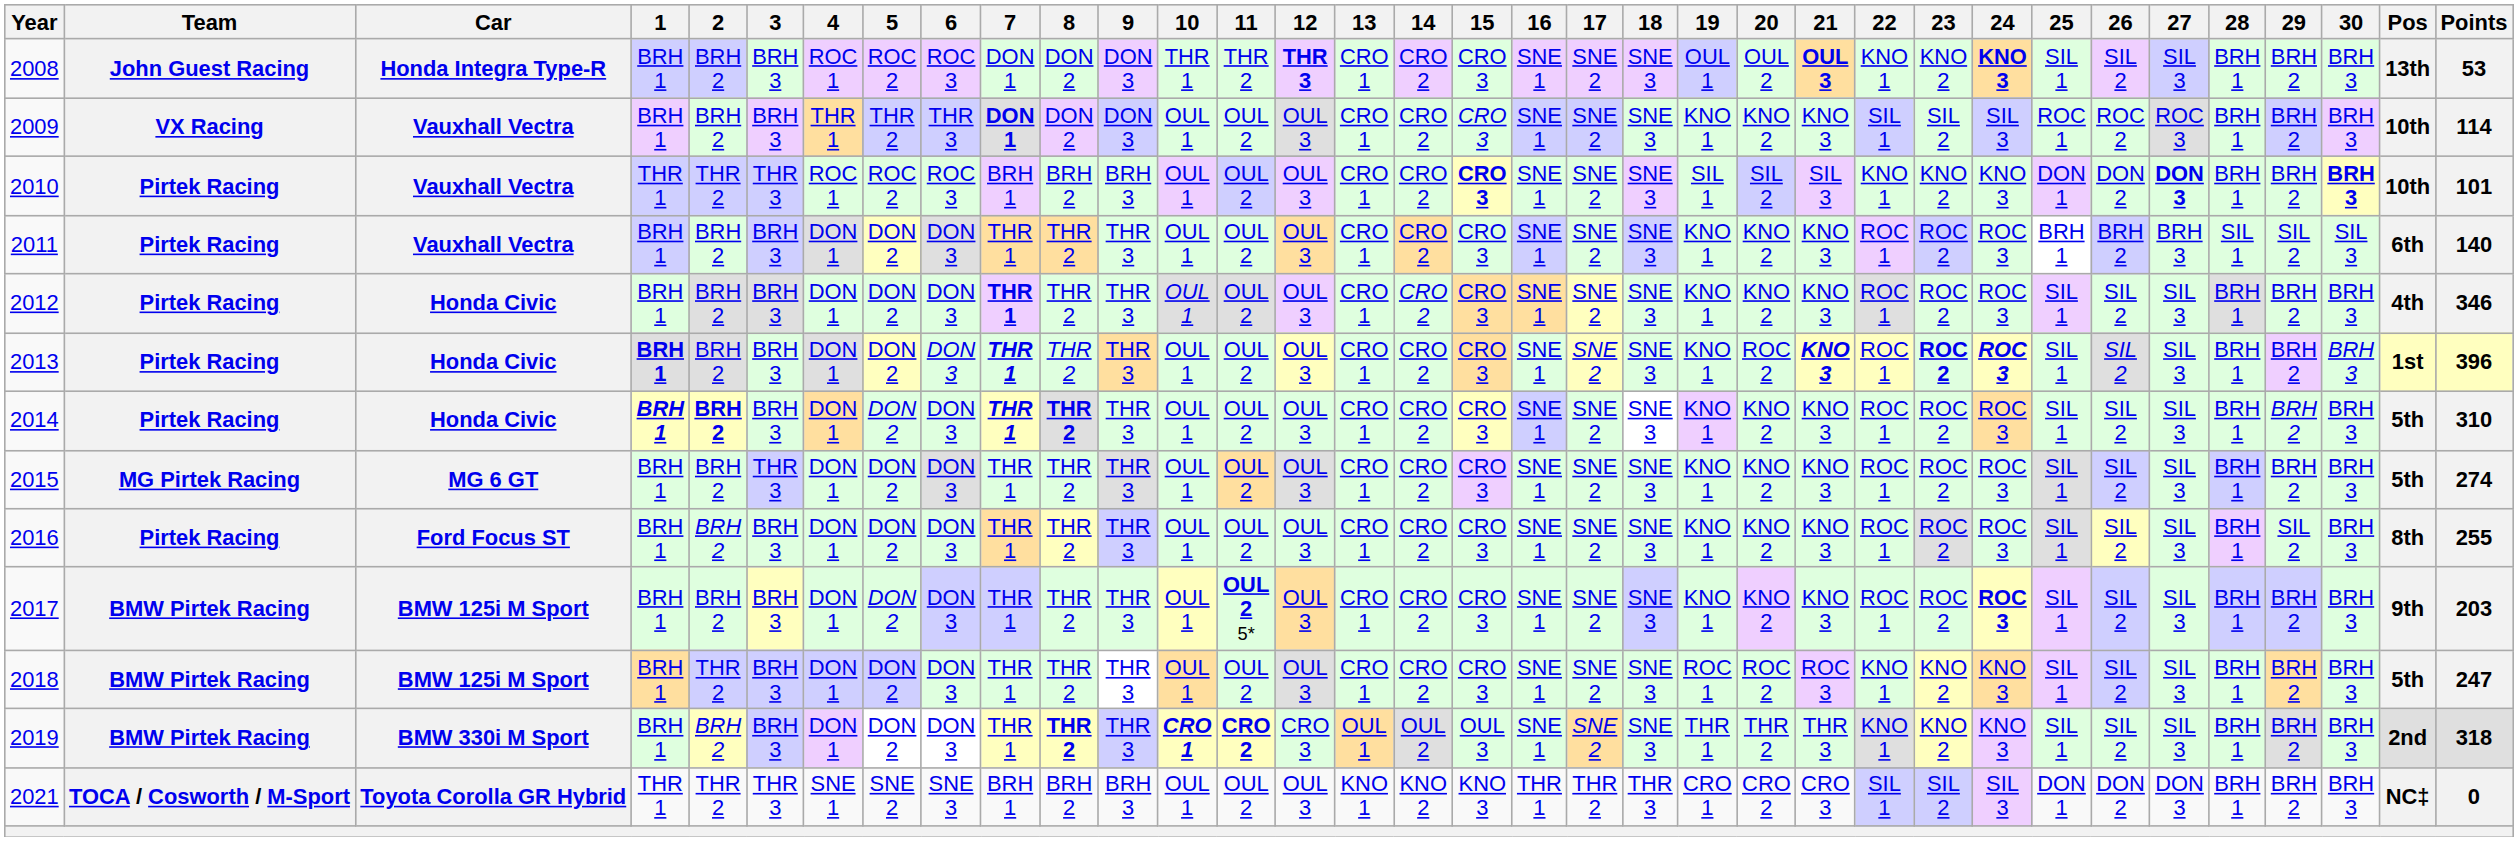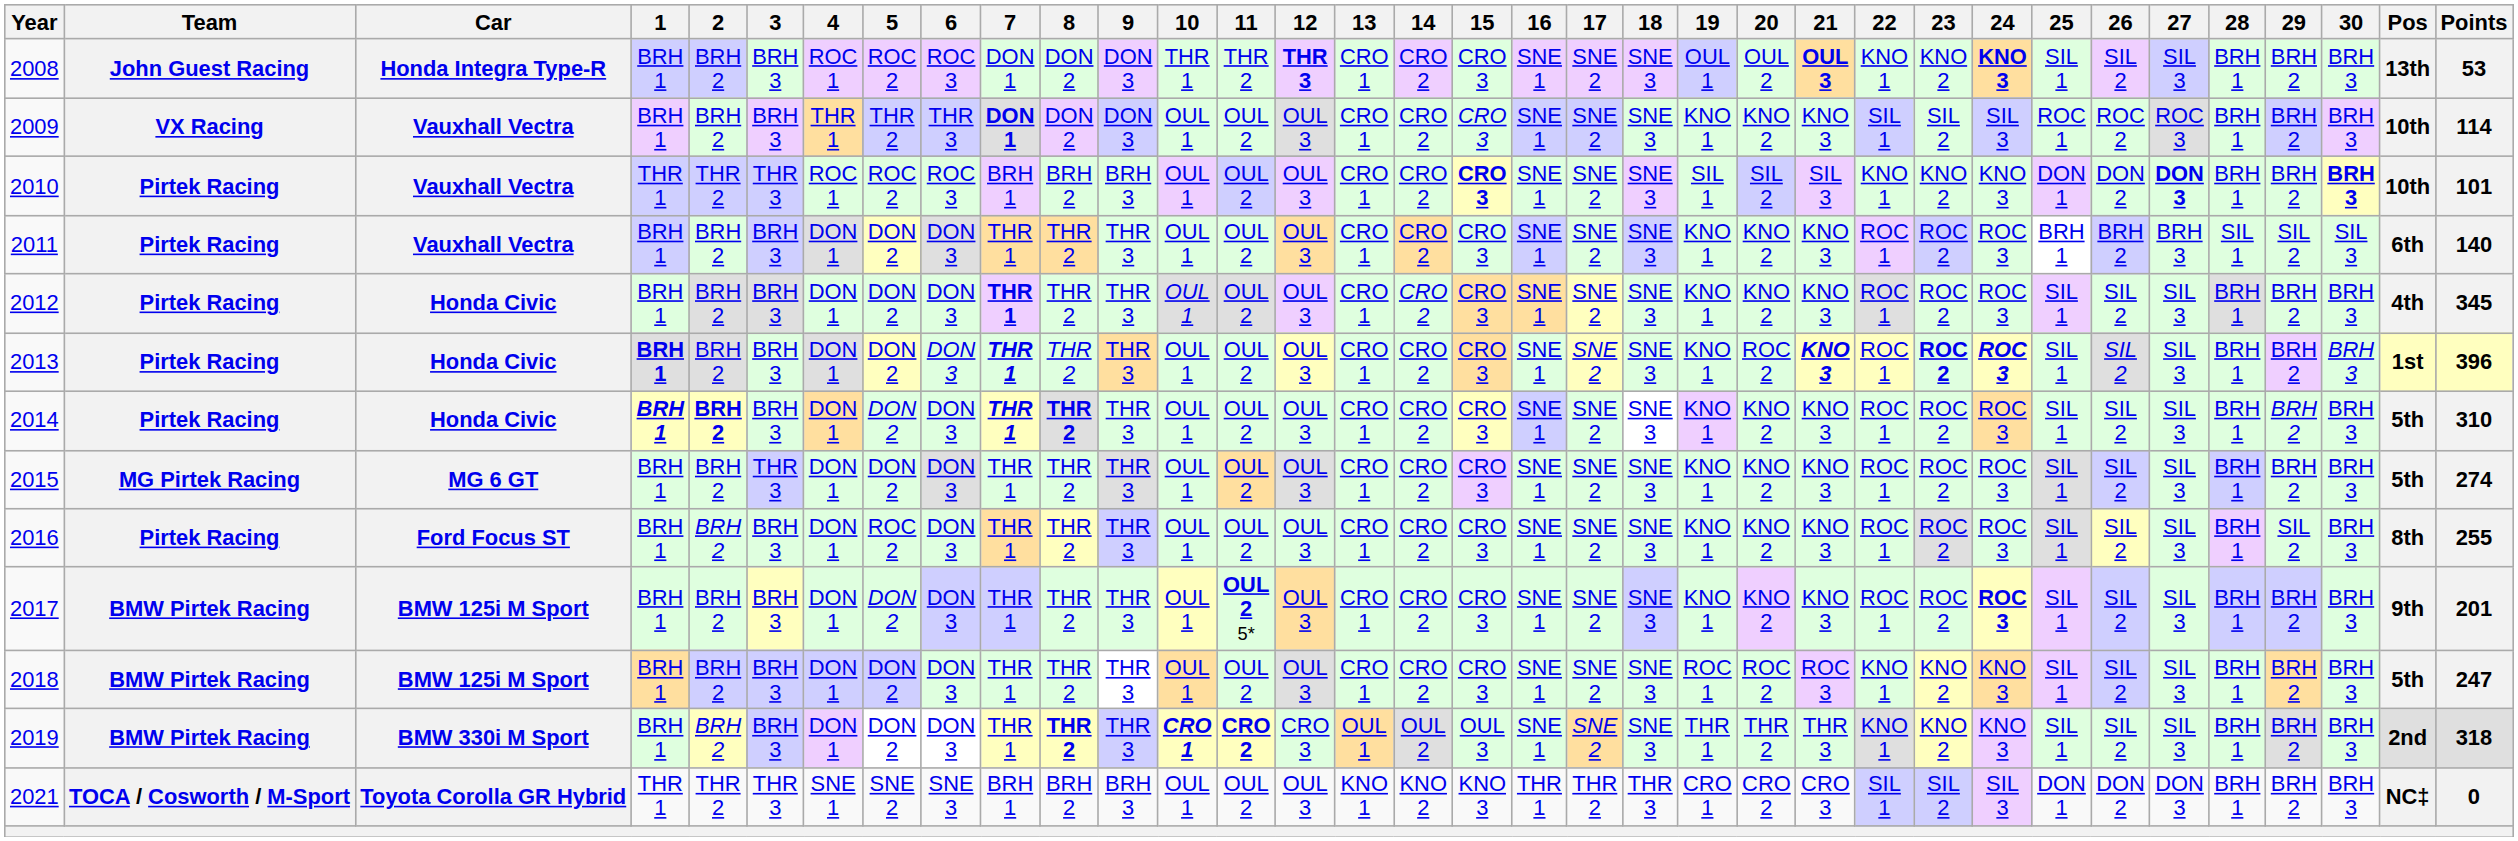(2474, 303) 346 -> (2474, 303) 345
(892, 538) DON 2 -> (892, 538) ROC 2
(2474, 608) 203 -> (2474, 608) 201
(718, 679) THR 2 -> (718, 679) BRH 2
